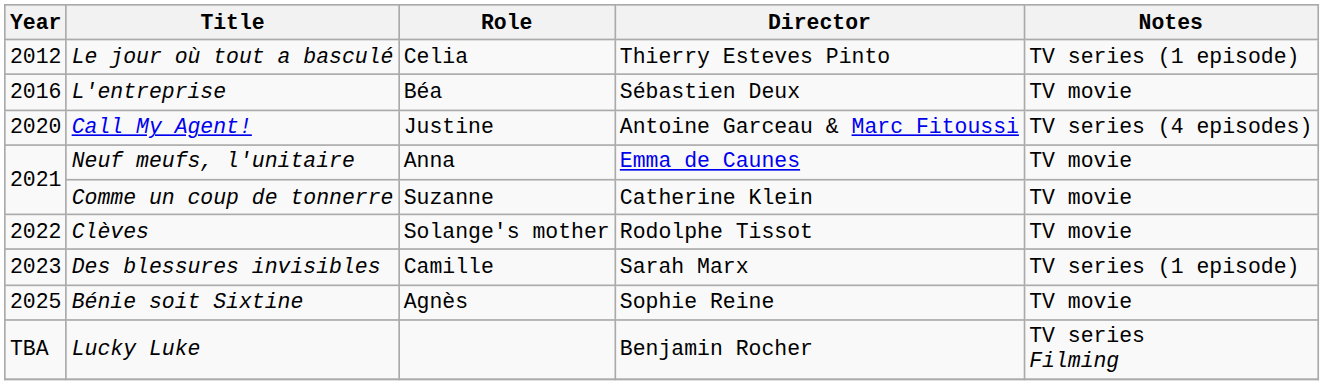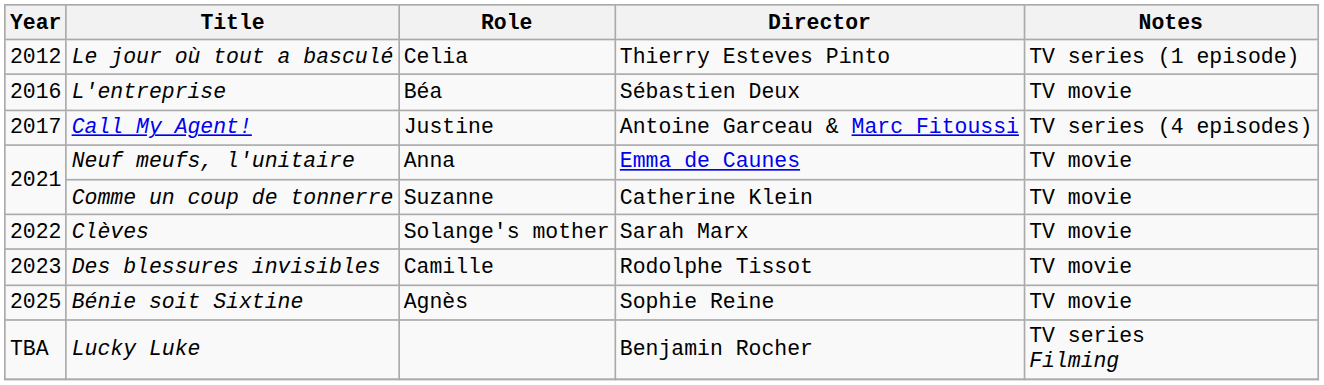(36, 127) 2020 -> (36, 127) 2017
(716, 232) Rodolphe Tissot -> (684, 232) Sarah Marx
(684, 267) Sarah Marx -> (716, 267) Rodolphe Tissot
(1164, 267) TV series (1 episode) -> (1081, 267) TV movie
